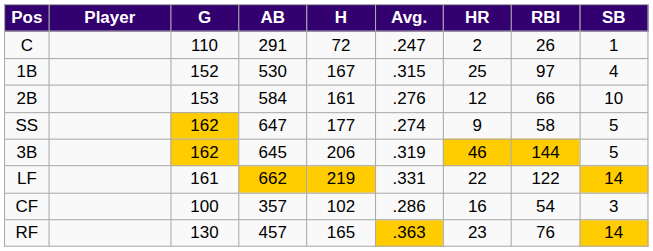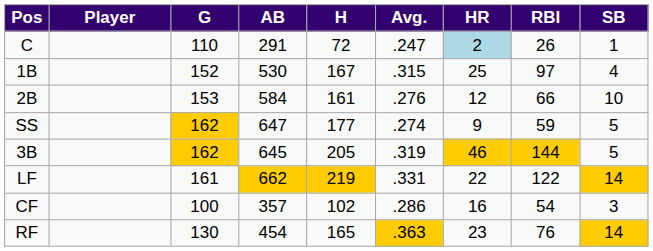(477, 44) no background -> (477, 44) lightblue background
(546, 125) 58 -> (546, 125) 59
(341, 152) 206 -> (341, 152) 205
(273, 233) 457 -> (273, 233) 454
